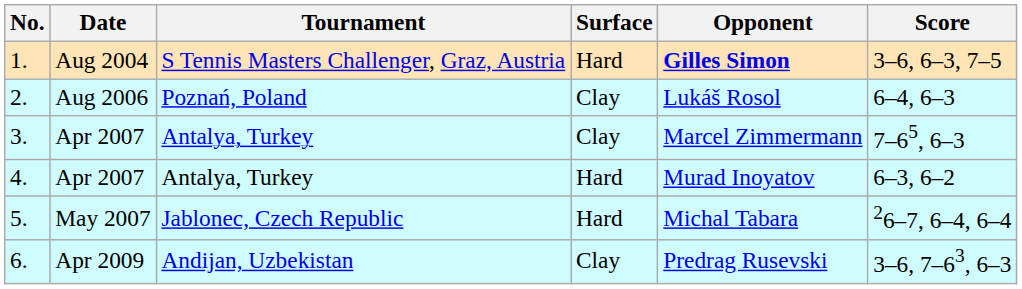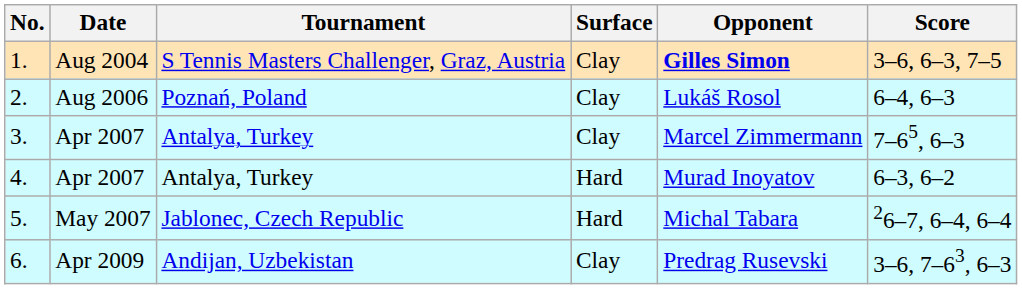(599, 60) Hard -> (598, 60) Clay
